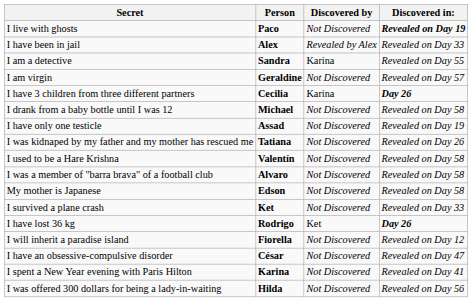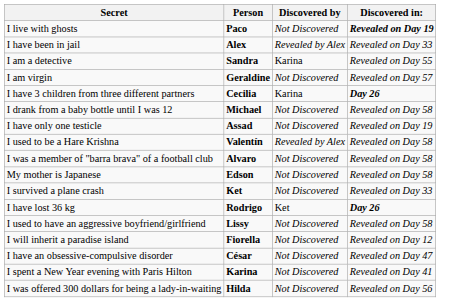- row: (130, 142)
(338, 158) Not Discovered -> (310, 142) Revealed by Alex
+ row: (106, 223)
